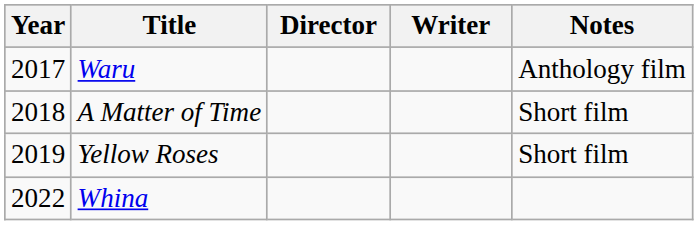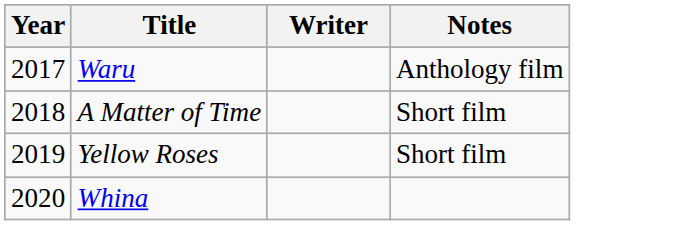- column: (329, 25)
(38, 197) 2022 -> (38, 197) 2020
